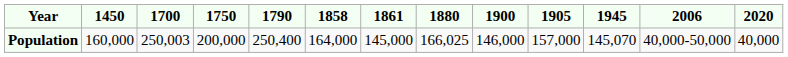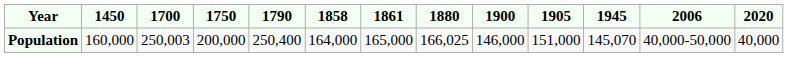(389, 40) 145,000 -> (389, 40) 165,000
(556, 40) 157,000 -> (556, 40) 151,000
